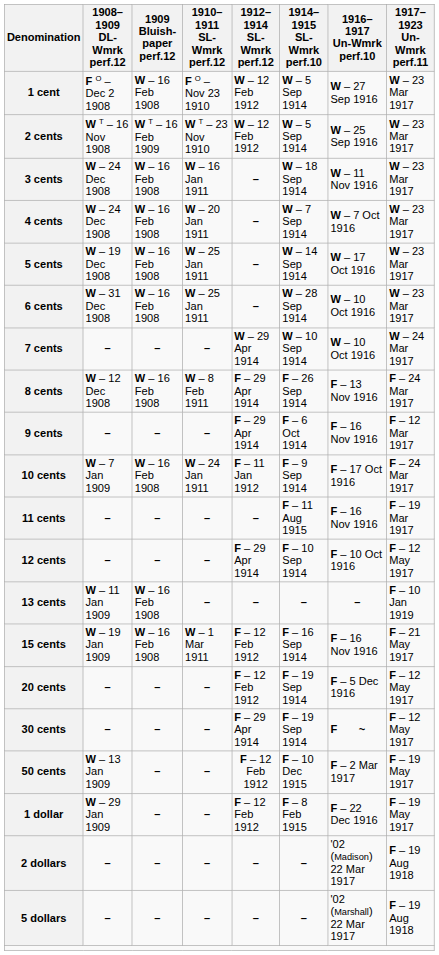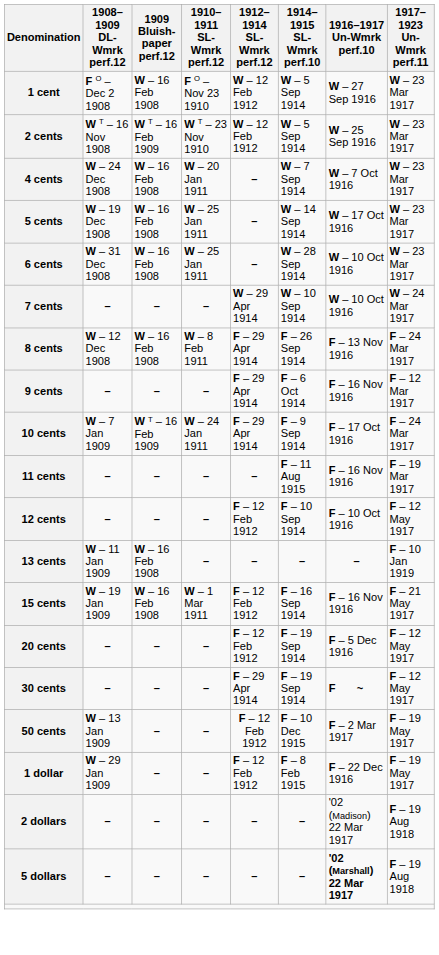- row: (44, 179)
(152, 475) W – 16 Feb 1908 -> (156, 434) W T – 16 Feb 1909
(249, 475) F – 11 Jan 1912 -> (249, 434) F – 29 Apr 1914
(250, 560) F – 29 Apr 1914 -> (249, 519) F – 12 Feb 1912
(352, 918) normal -> (351, 876) bold
